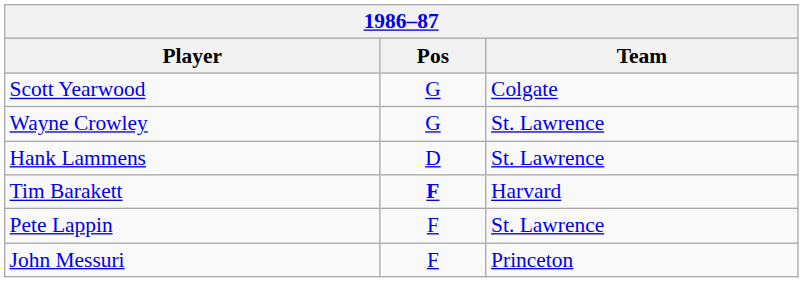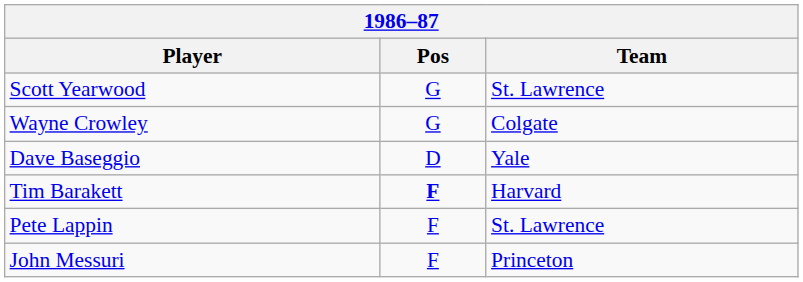(524, 89) Colgate -> (548, 89) St. Lawrence
(548, 123) St. Lawrence -> (524, 123) Colgate
- row: (78, 157)
+ row: (75, 157)
